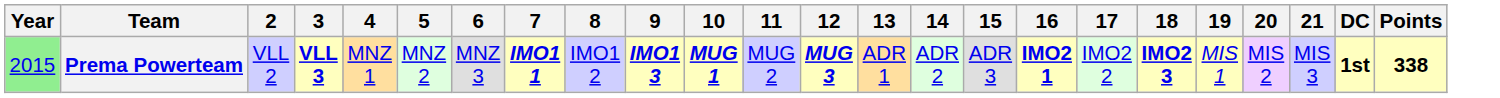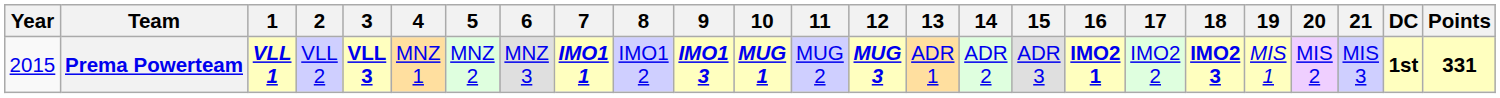+ column: (272, 21)
(32, 64) lightgreen background -> (32, 64) no background
(1411, 64) 338 -> (1459, 64) 331
